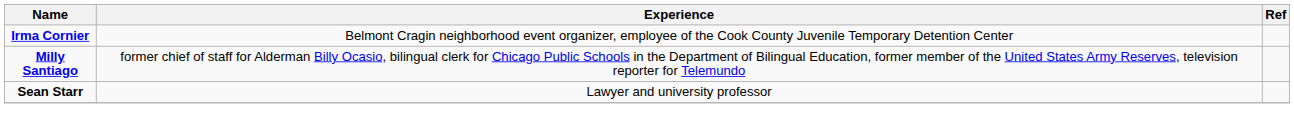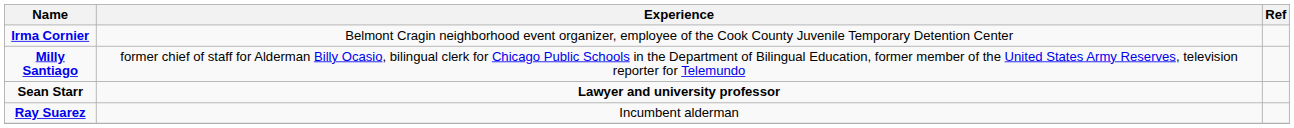(679, 92) normal -> (679, 92) bold
+ row: (50, 112)
